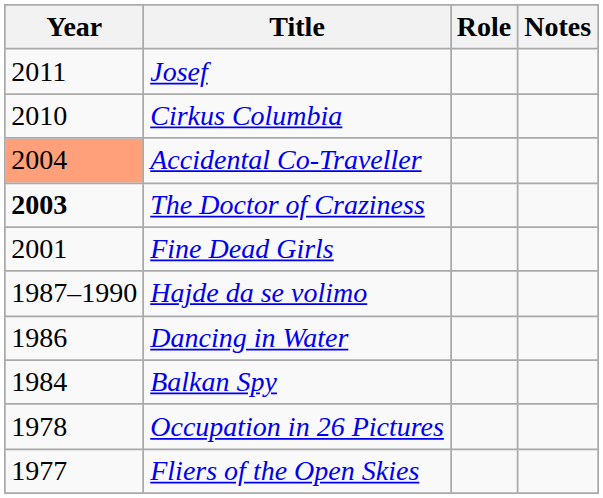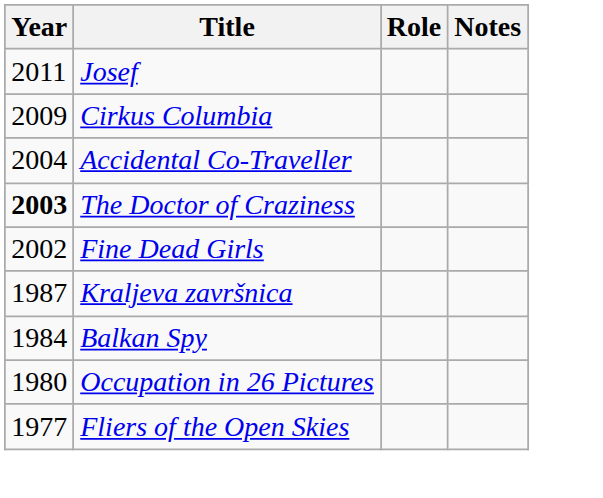(39, 115) 2010 -> (39, 115) 2009
(39, 159) lightsalmon background -> (39, 159) no background
(39, 248) 2001 -> (39, 248) 2002
- row: (259, 293)
+ row: (186, 293)
- row: (249, 337)
(39, 426) 1978 -> (39, 381) 1980
